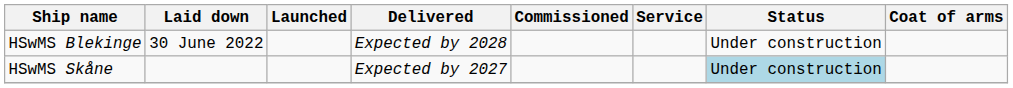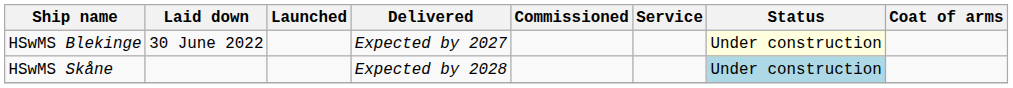(431, 43) Expected by 2028 -> (431, 43) Expected by 2027
(796, 43) no background -> (796, 43) lightyellow background
(431, 69) Expected by 2027 -> (431, 69) Expected by 2028
